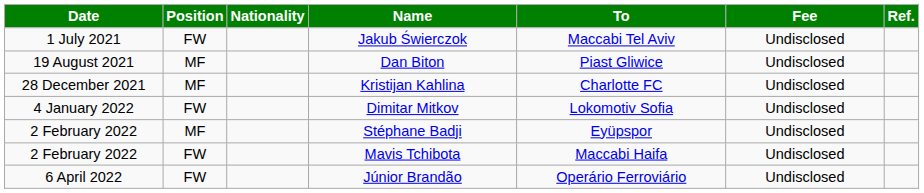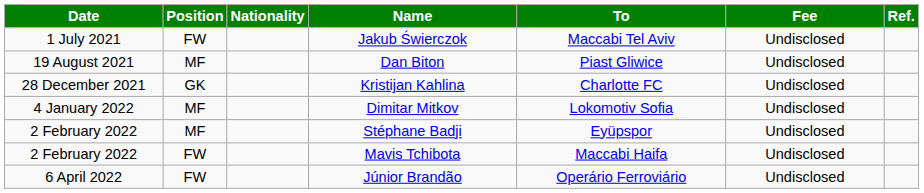(195, 85) MF -> (195, 85) GK
(195, 108) FW -> (195, 108) MF
